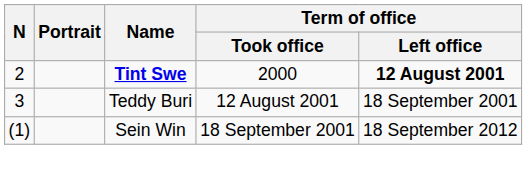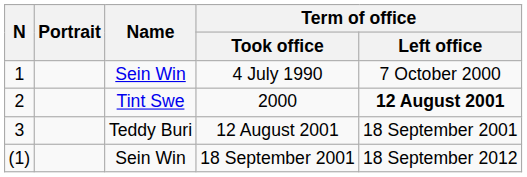+ row: (278, 74)
(151, 74) bold -> (151, 102) normal
